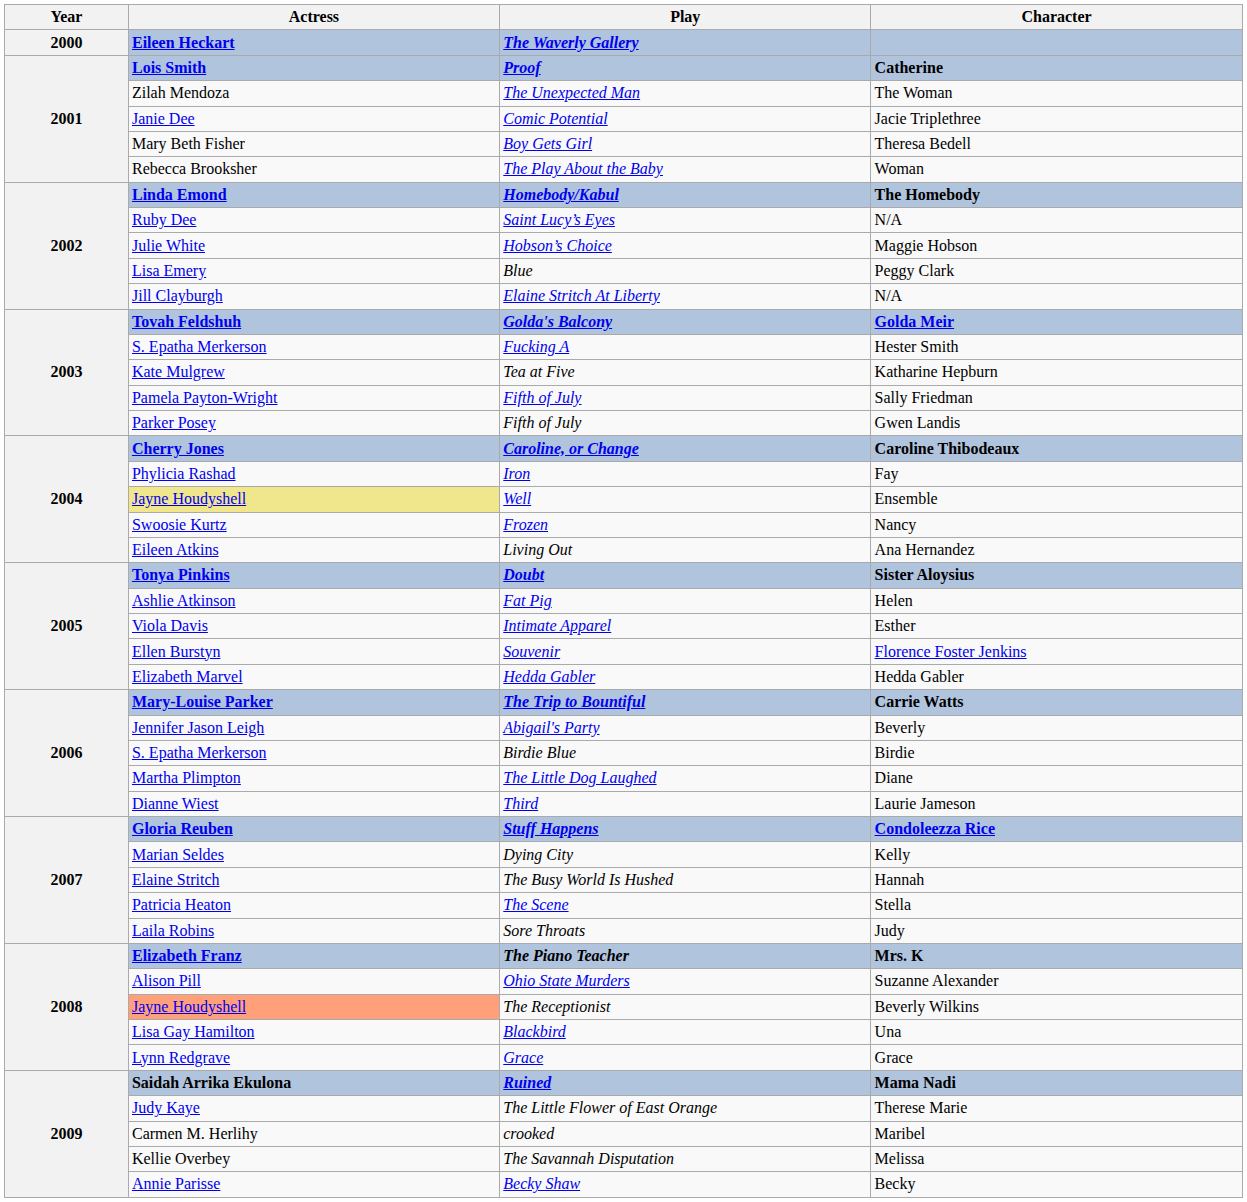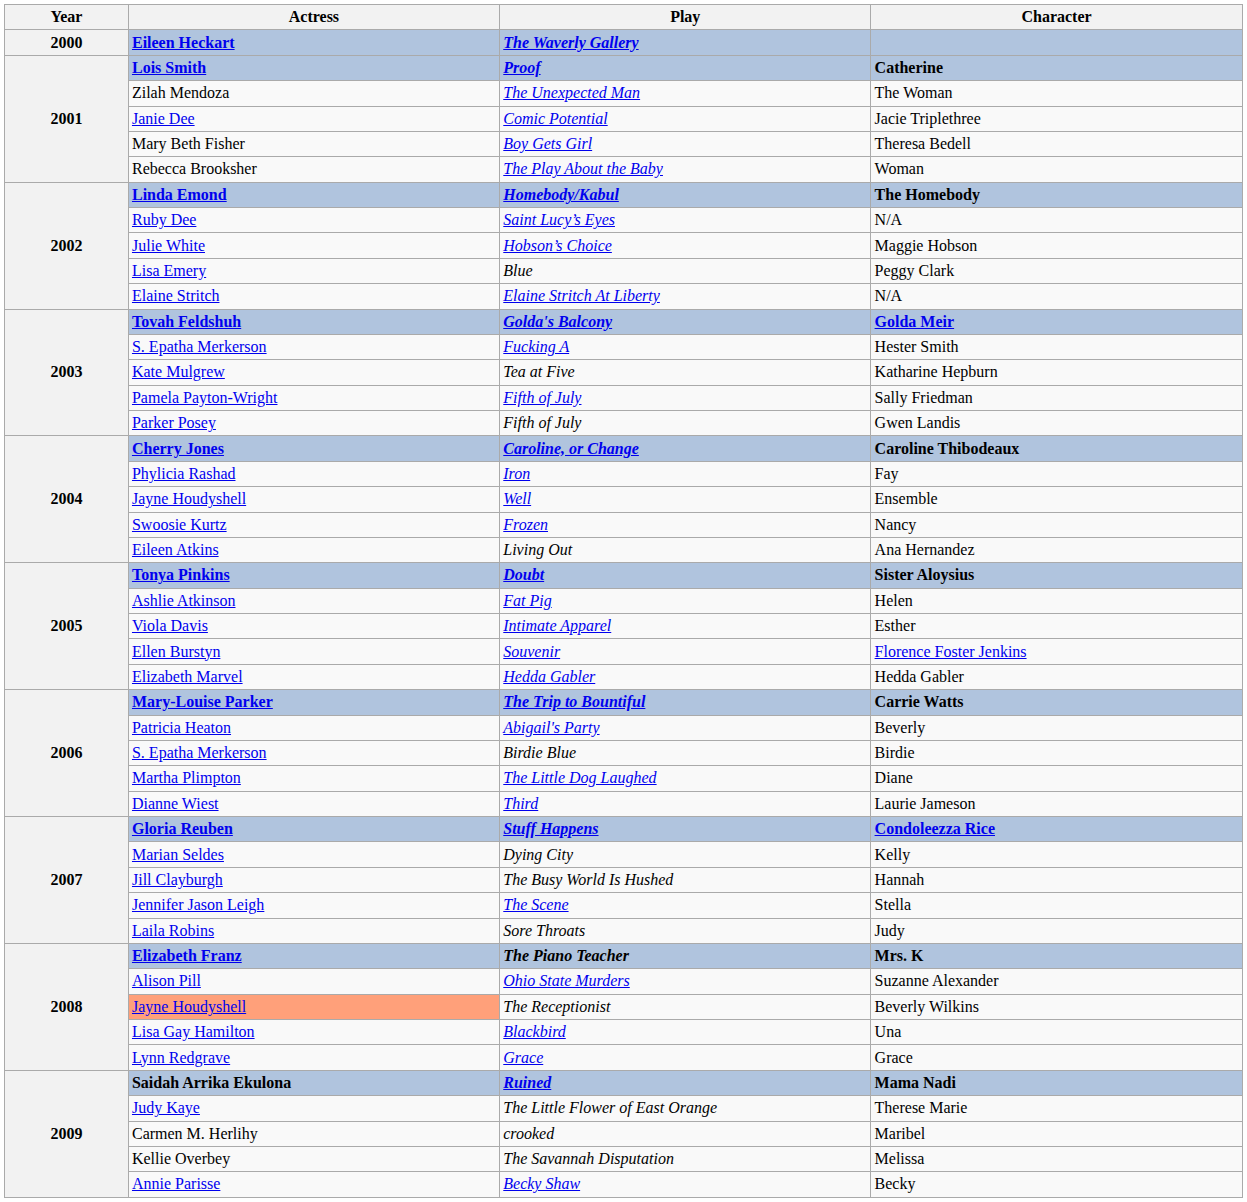(177, 296) Jill Clayburgh -> (176, 296) Elaine Stritch
(189, 499) khaki background -> (189, 499) no background
(198, 727) Jennifer Jason Leigh -> (181, 727) Patricia Heaton
(176, 879) Elaine Stritch -> (177, 879) Jill Clayburgh
(181, 905) Patricia Heaton -> (198, 905) Jennifer Jason Leigh
